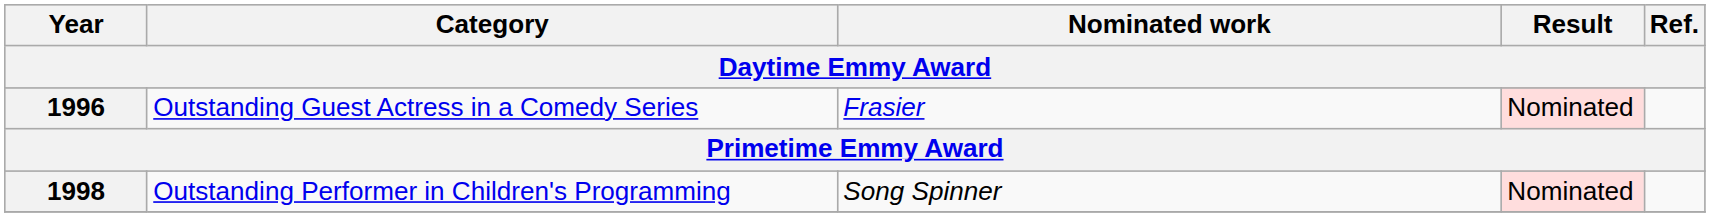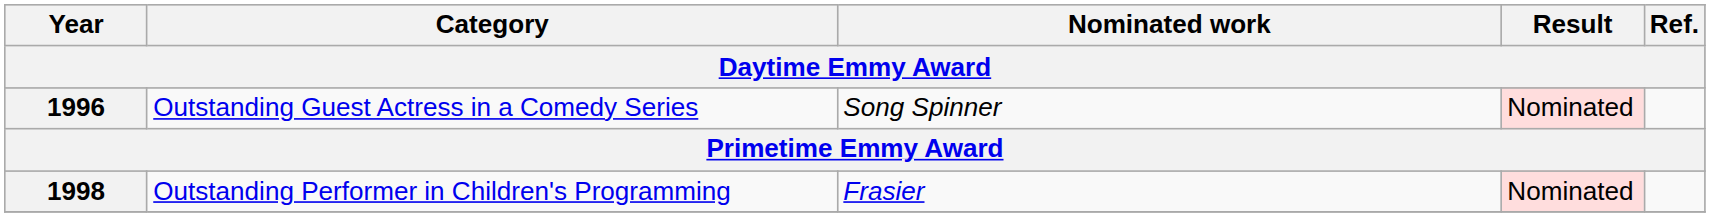(884, 107) Frasier -> (922, 107) Song Spinner
(922, 190) Song Spinner -> (884, 190) Frasier
